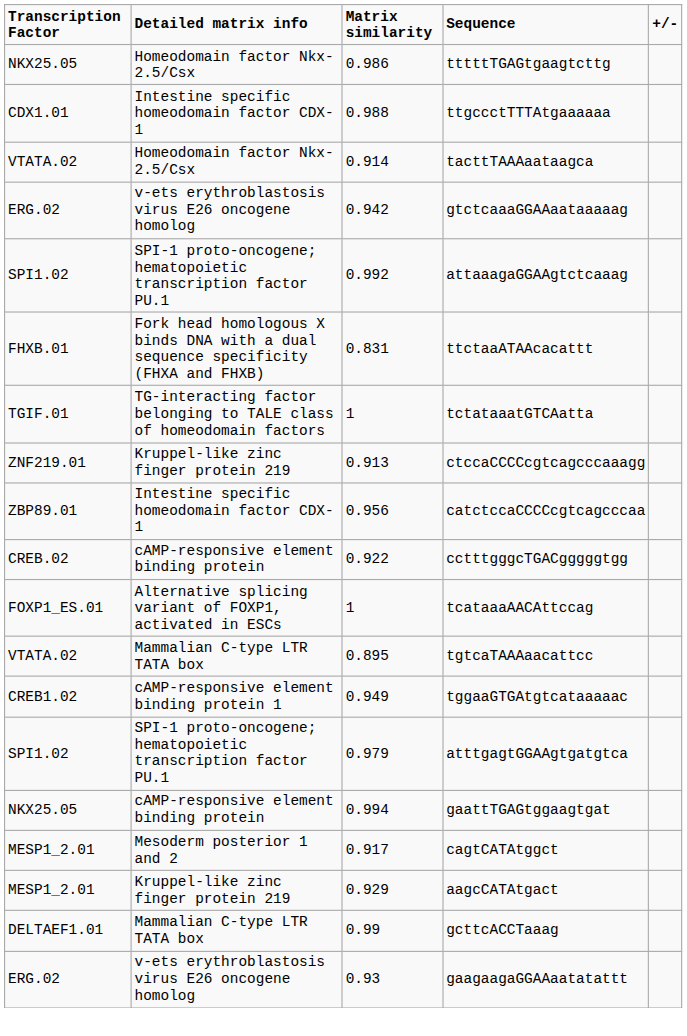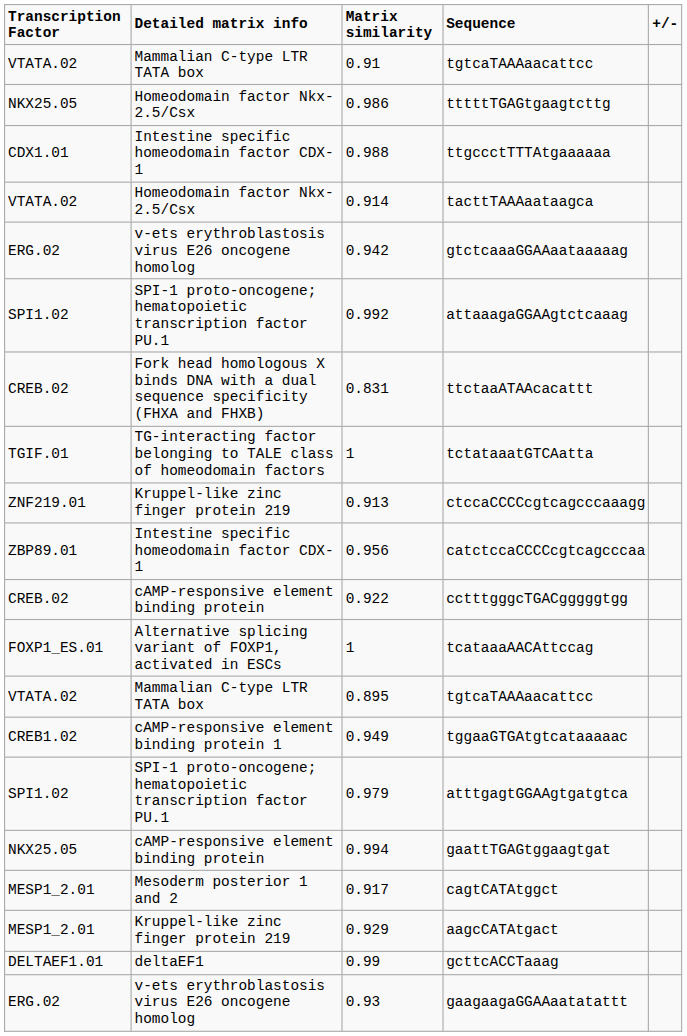+ row: (363, 65)
(38, 349) FHXB.01 -> (38, 389) CREB.02
(221, 931) Mammalian C-type LTR TATA box -> (169, 963) deltaEF1
